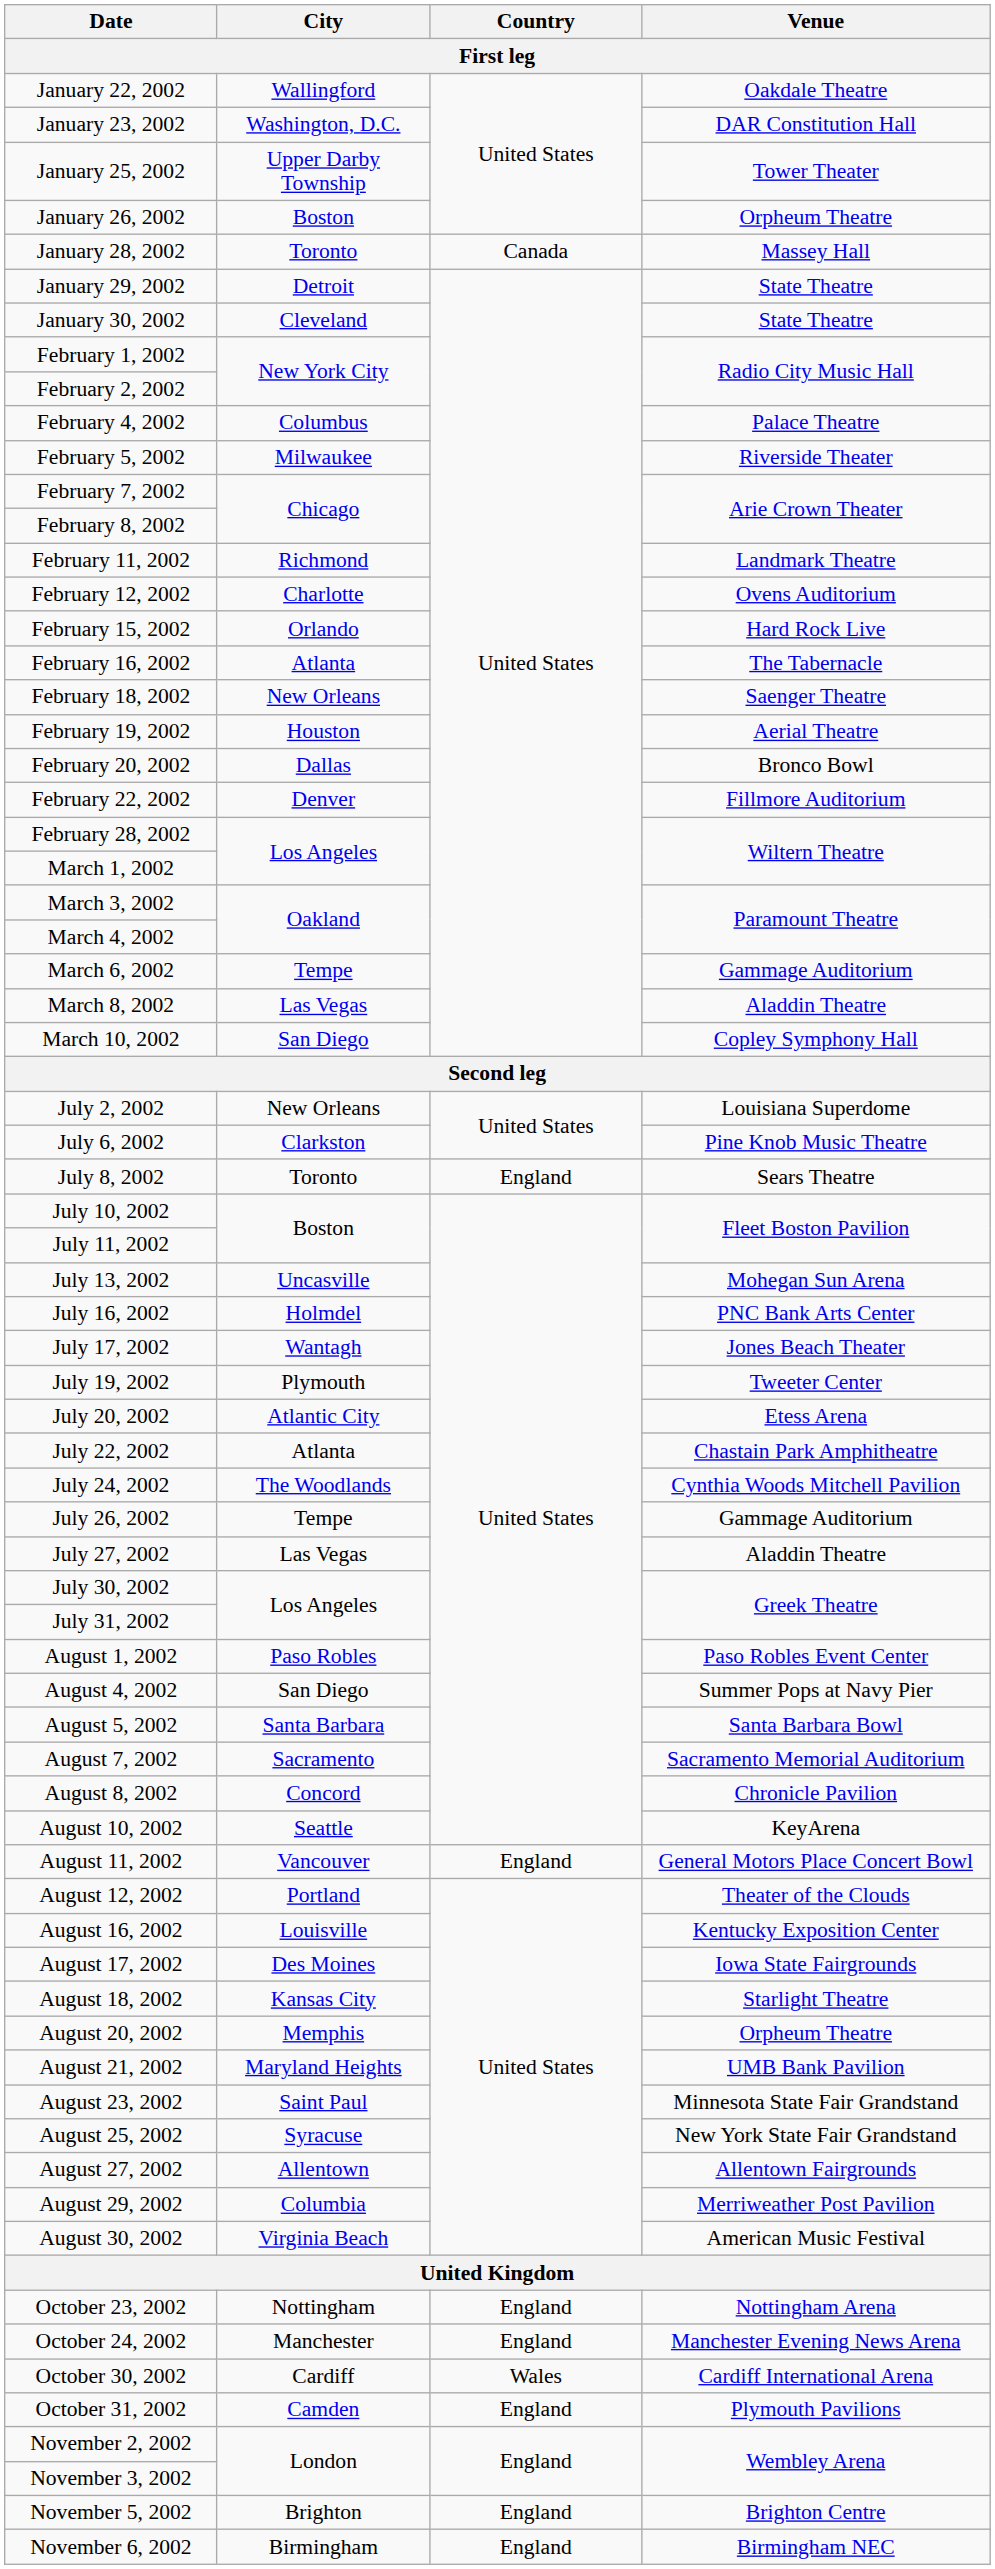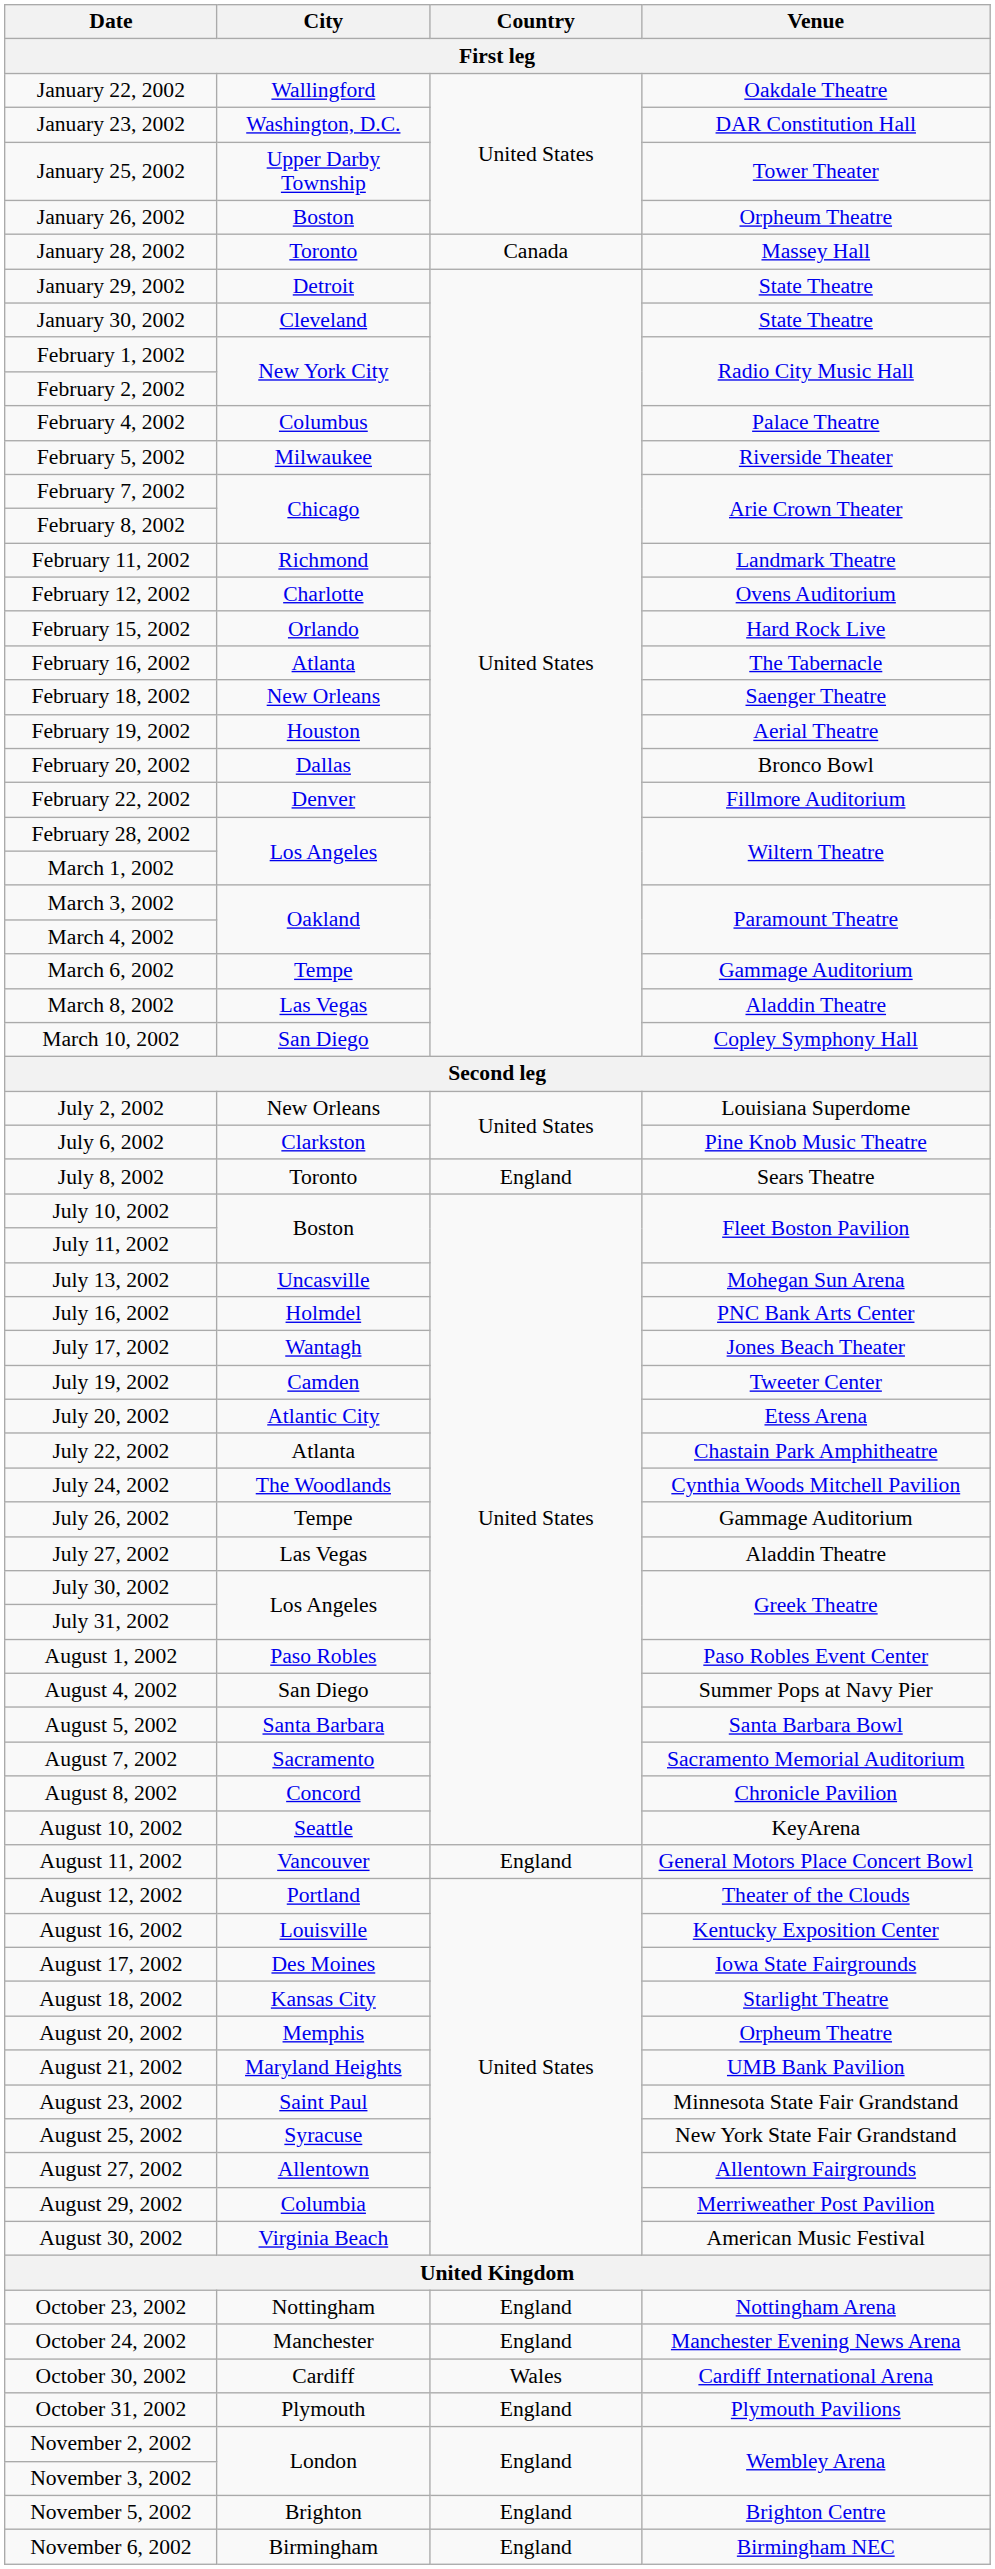(323, 1381) Plymouth -> (323, 1381) Camden
(323, 2409) Camden -> (323, 2409) Plymouth
